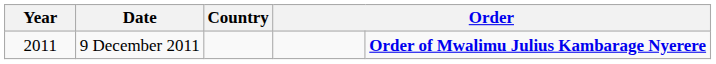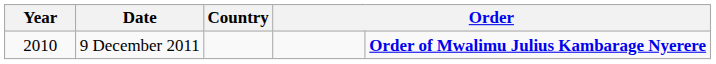(40, 44) 2011 -> (40, 44) 2010
